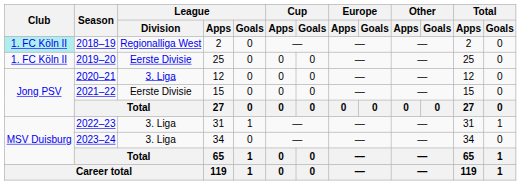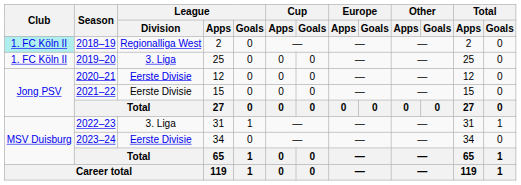(161, 60) Eerste Divisie -> (161, 60) 3. Liga
(161, 76) 3. Liga -> (161, 76) Eerste Divisie
(161, 140) 3. Liga -> (161, 140) Eerste Divisie
